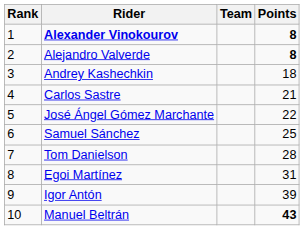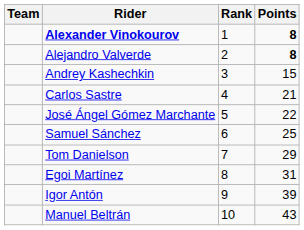columns swapped: (23, 14) <-> (236, 14)
(289, 74) 18 -> (289, 74) 15
(289, 154) 28 -> (289, 154) 29
(289, 214) bold -> (289, 214) normal
